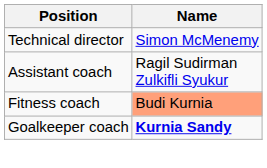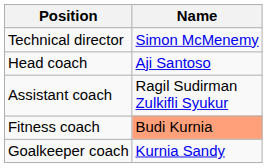+ row: (48, 63)
(183, 127) bold -> (180, 151) normal
